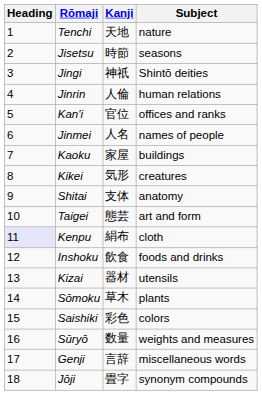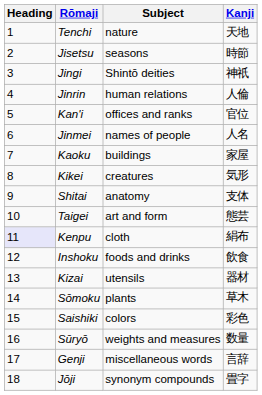columns swapped: (119, 13) <-> (196, 13)
